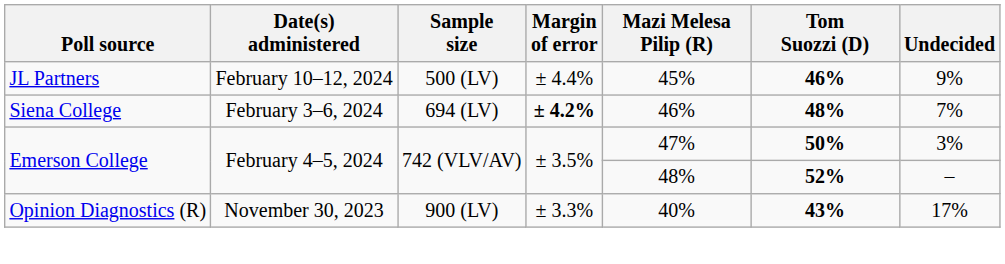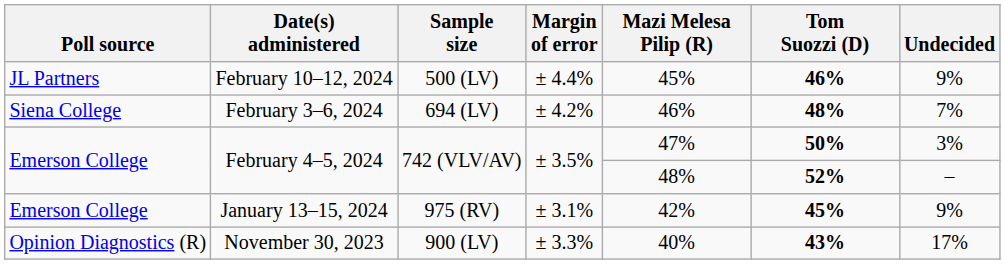(564, 111) bold -> (564, 111) normal
+ row: (304, 210)
